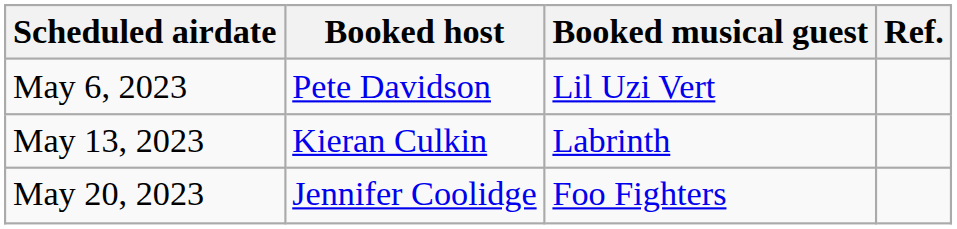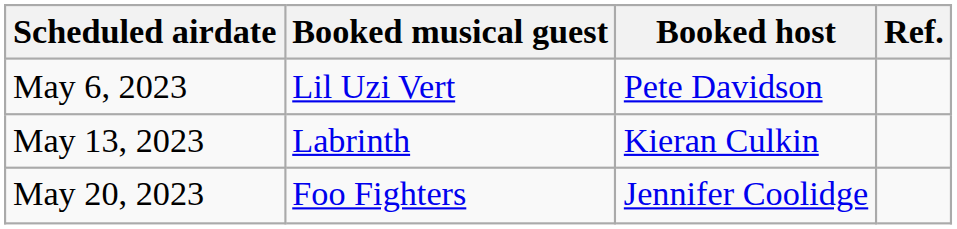columns swapped: (414, 31) <-> (710, 31)
